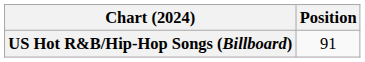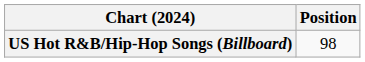(328, 43) 91 -> (328, 43) 98
